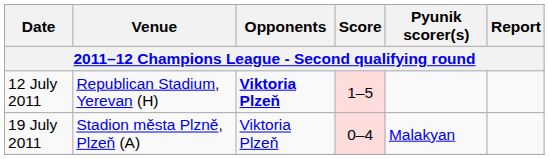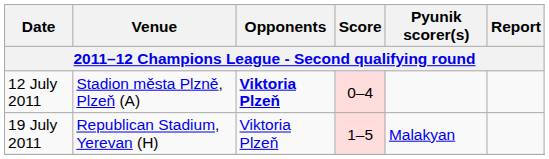(148, 92) Republican Stadium, Yerevan (H) -> (150, 92) Stadion města Plzně, Plzeň (A)
(360, 92) 1–5 -> (360, 92) 0–4
(150, 134) Stadion města Plzně, Plzeň (A) -> (148, 134) Republican Stadium, Yerevan (H)
(360, 134) 0–4 -> (360, 134) 1–5
